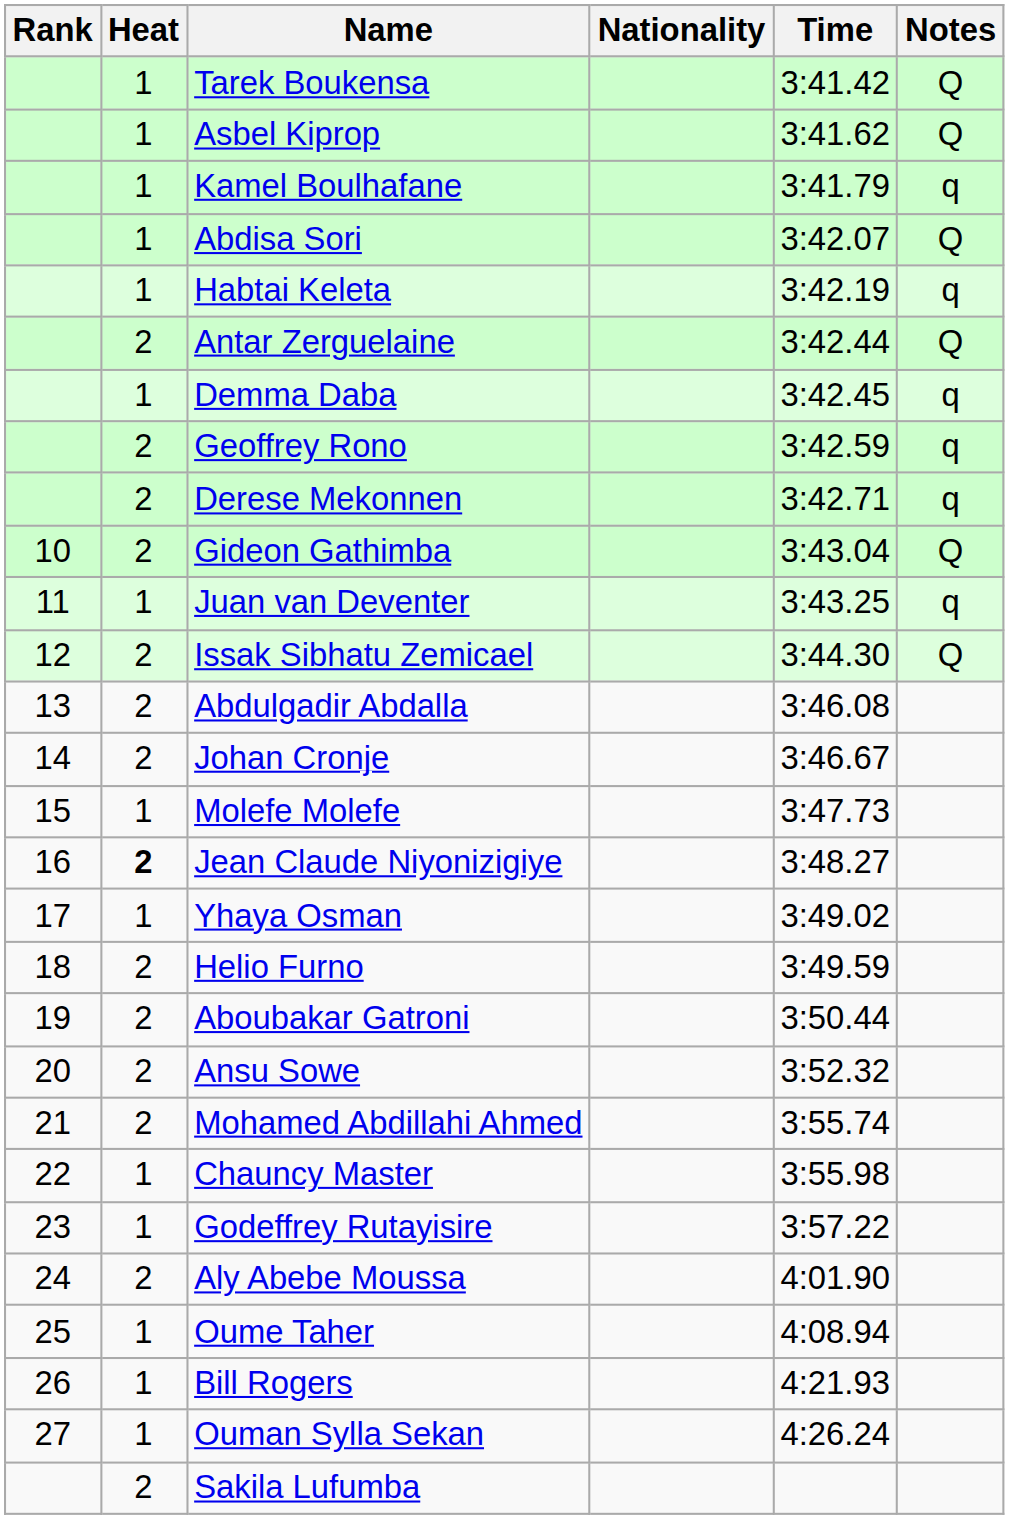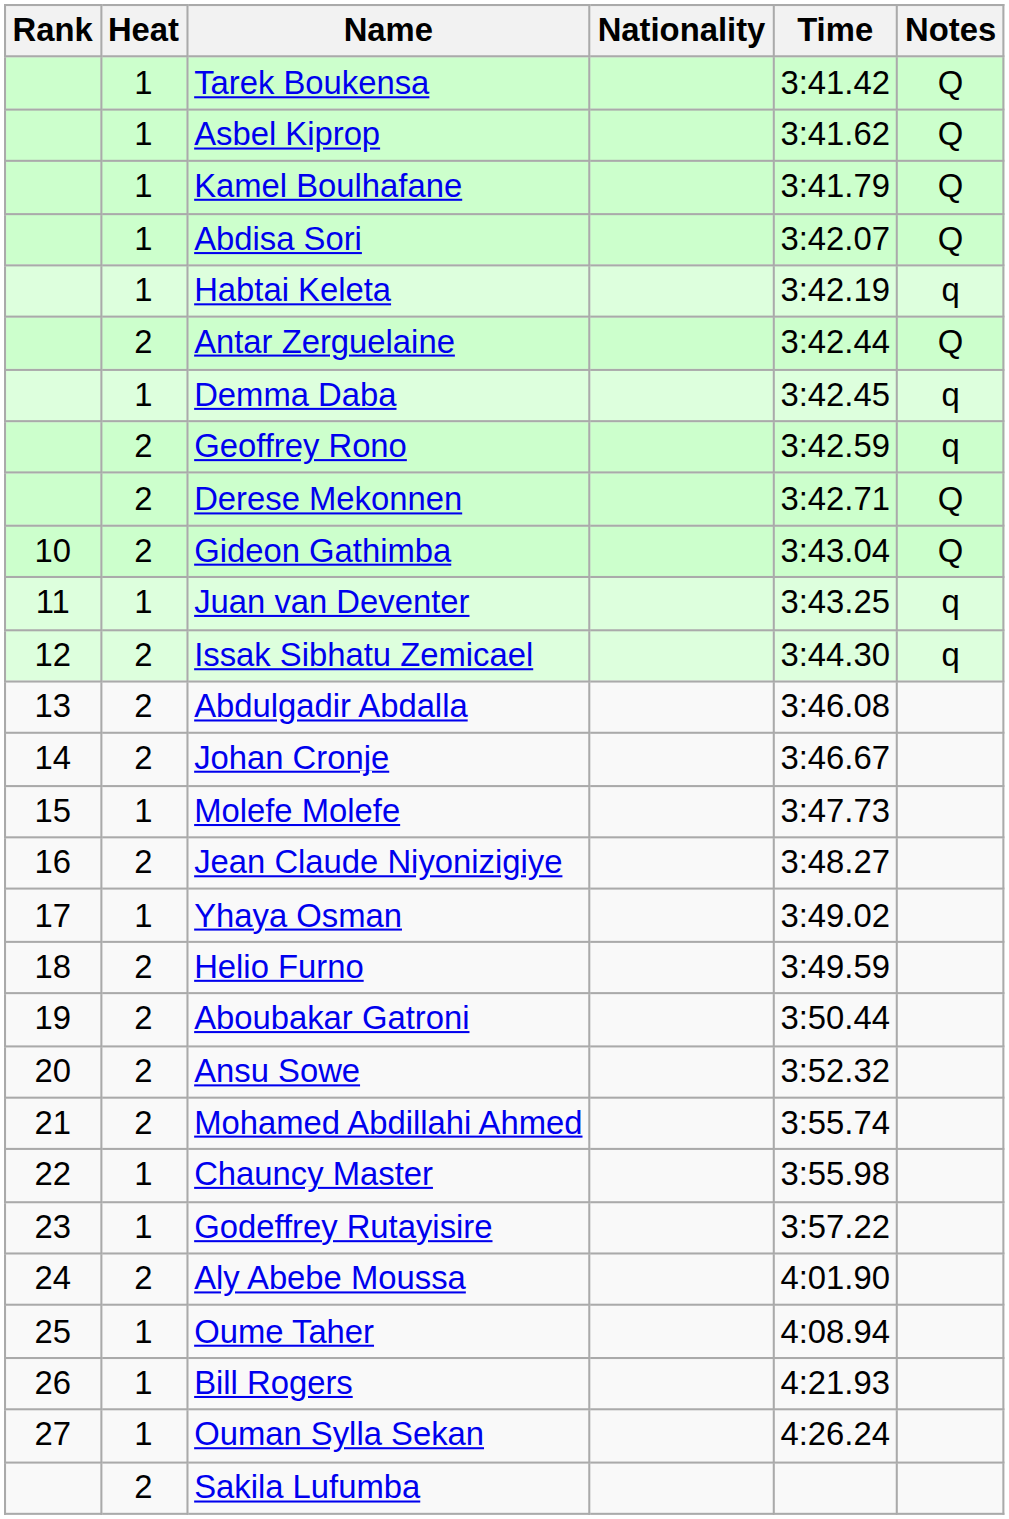(951, 186) q -> (951, 186) Q
(951, 498) q -> (951, 498) Q
(951, 654) Q -> (951, 654) q
(143, 862) bold -> (143, 862) normal
